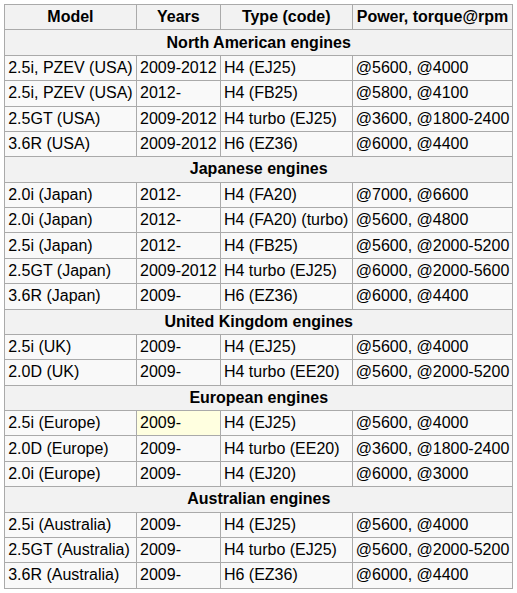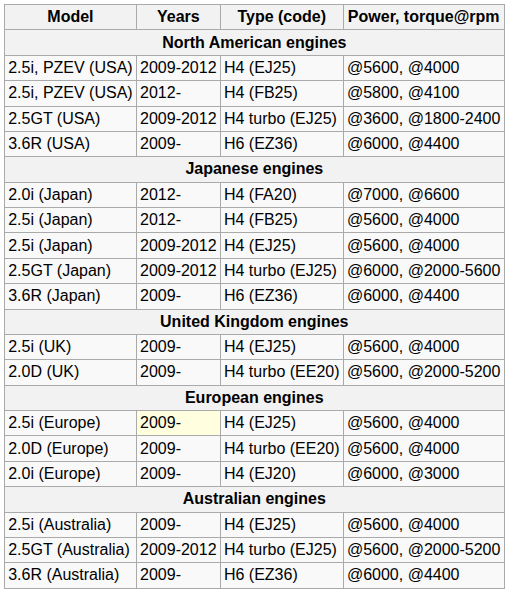(178, 144) 2009-2012 -> (161, 144) 2009-
- row: (50, 220)
(433, 245) @5600, @2000-5200 -> (403, 220) @5600, @4000
+ row: (50, 245)
(433, 448) @3600, @1800-2400 -> (403, 448) @5600, @4000
(161, 550) 2009- -> (178, 550) 2009-2012
